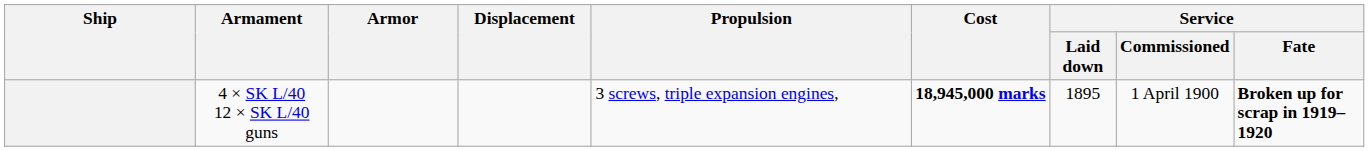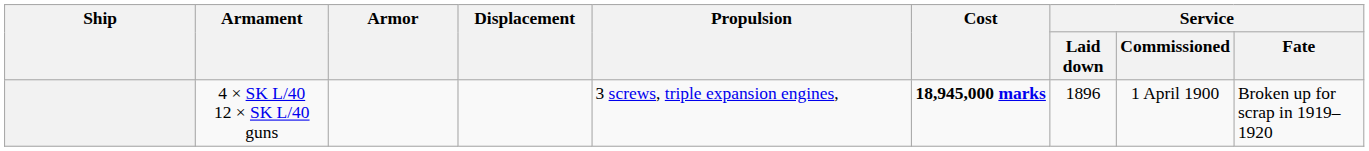(1083, 93) 1895 -> (1083, 93) 1896
(1291, 112) bold -> (1289, 112) normal
